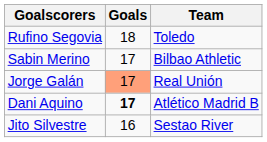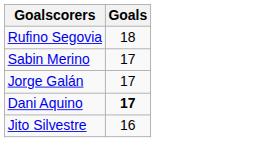- column: (206, 15)
(128, 81) lightsalmon background -> (128, 81) no background
